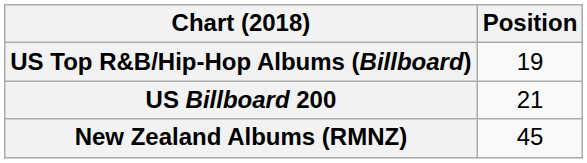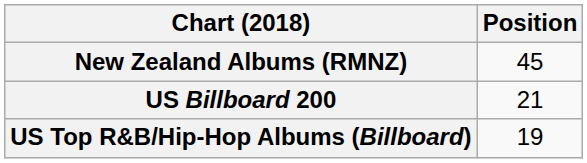rows swapped: (241, 137) <-> (241, 61)
